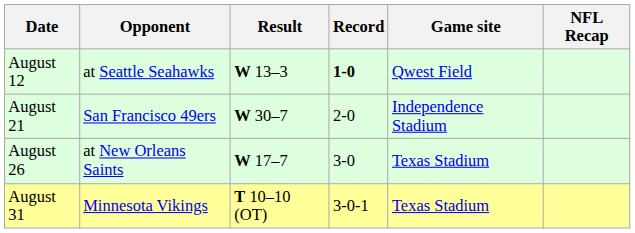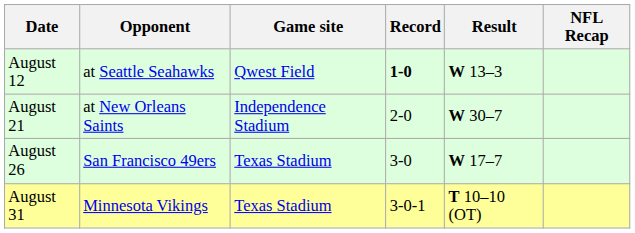columns swapped: (280, 26) <-> (466, 26)
(150, 116) San Francisco 49ers -> (134, 116) at New Orleans Saints
(134, 160) at New Orleans Saints -> (150, 160) San Francisco 49ers
